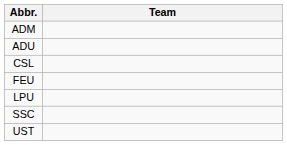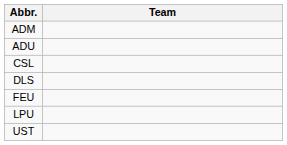+ row: (24, 81)
- row: (24, 115)
